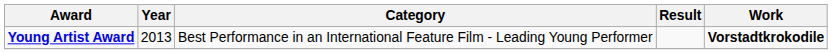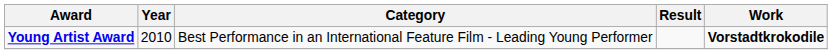(156, 38) 2013 -> (156, 38) 2010
